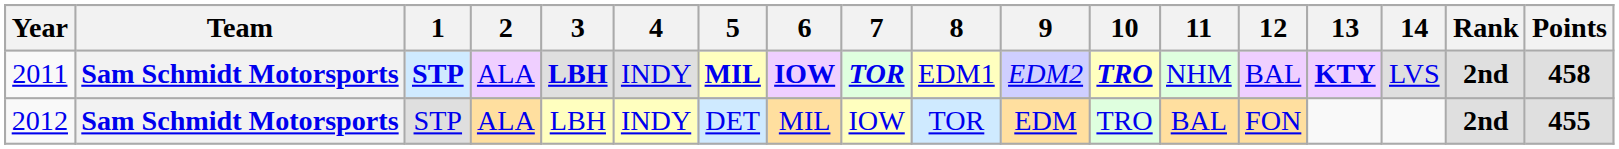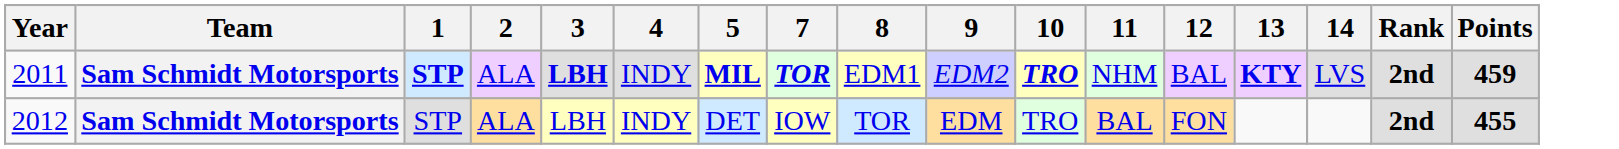- column: (805, 27)
(1569, 73) 458 -> (1495, 73) 459
